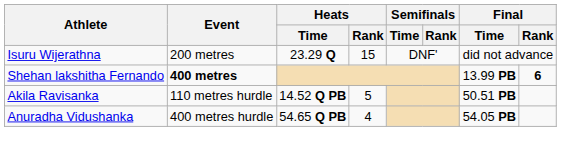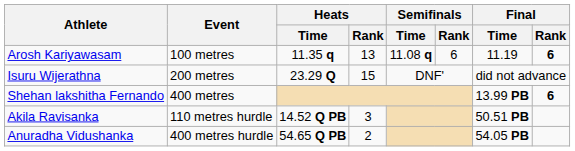+ row: (64, 55)
(204, 76) bold -> (202, 96) normal
(368, 96) 5 -> (368, 116) 3
(368, 116) 4 -> (368, 136) 2
